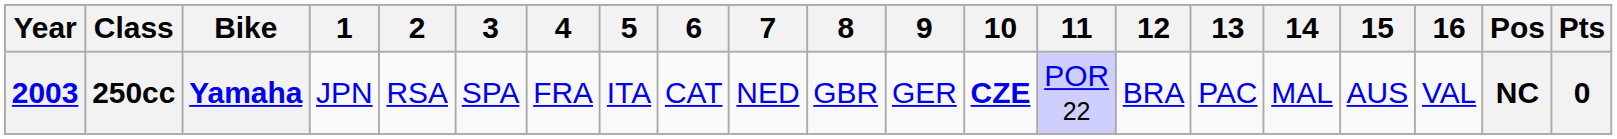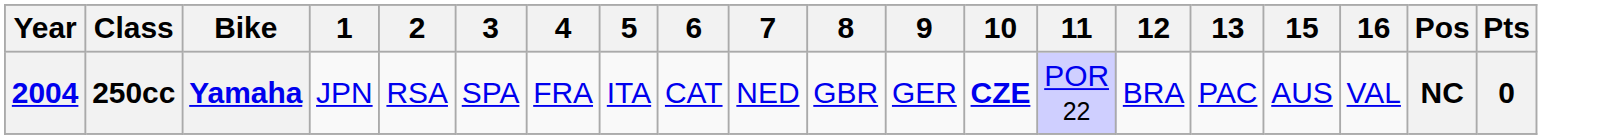- column: (1302, 28)
(45, 92) 2003 -> (45, 92) 2004
